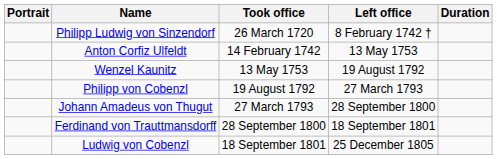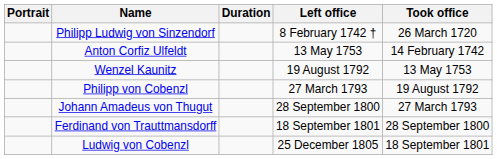columns swapped: (274, 13) <-> (465, 13)
